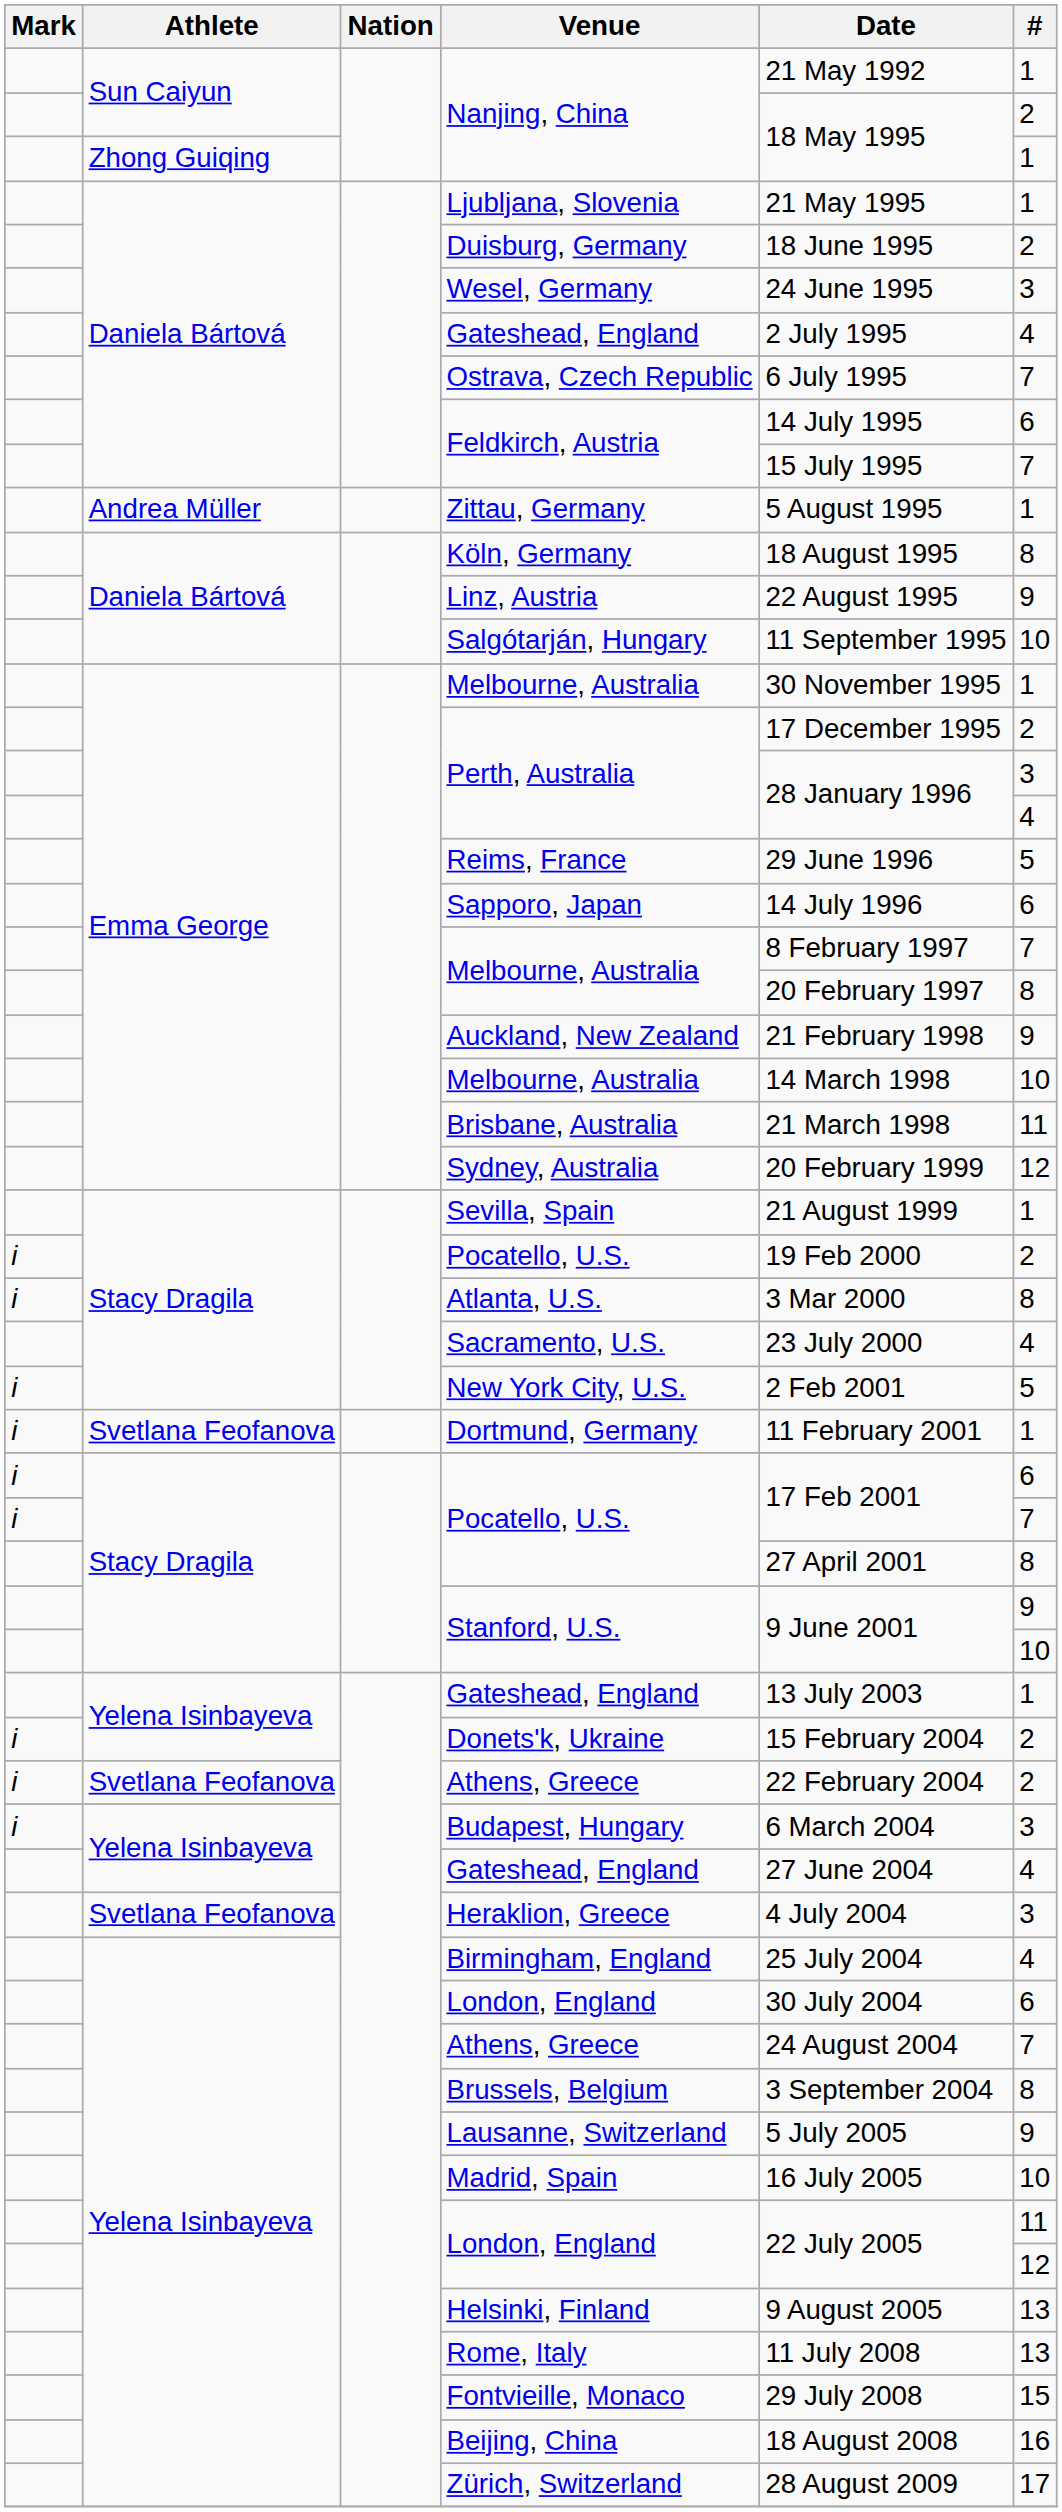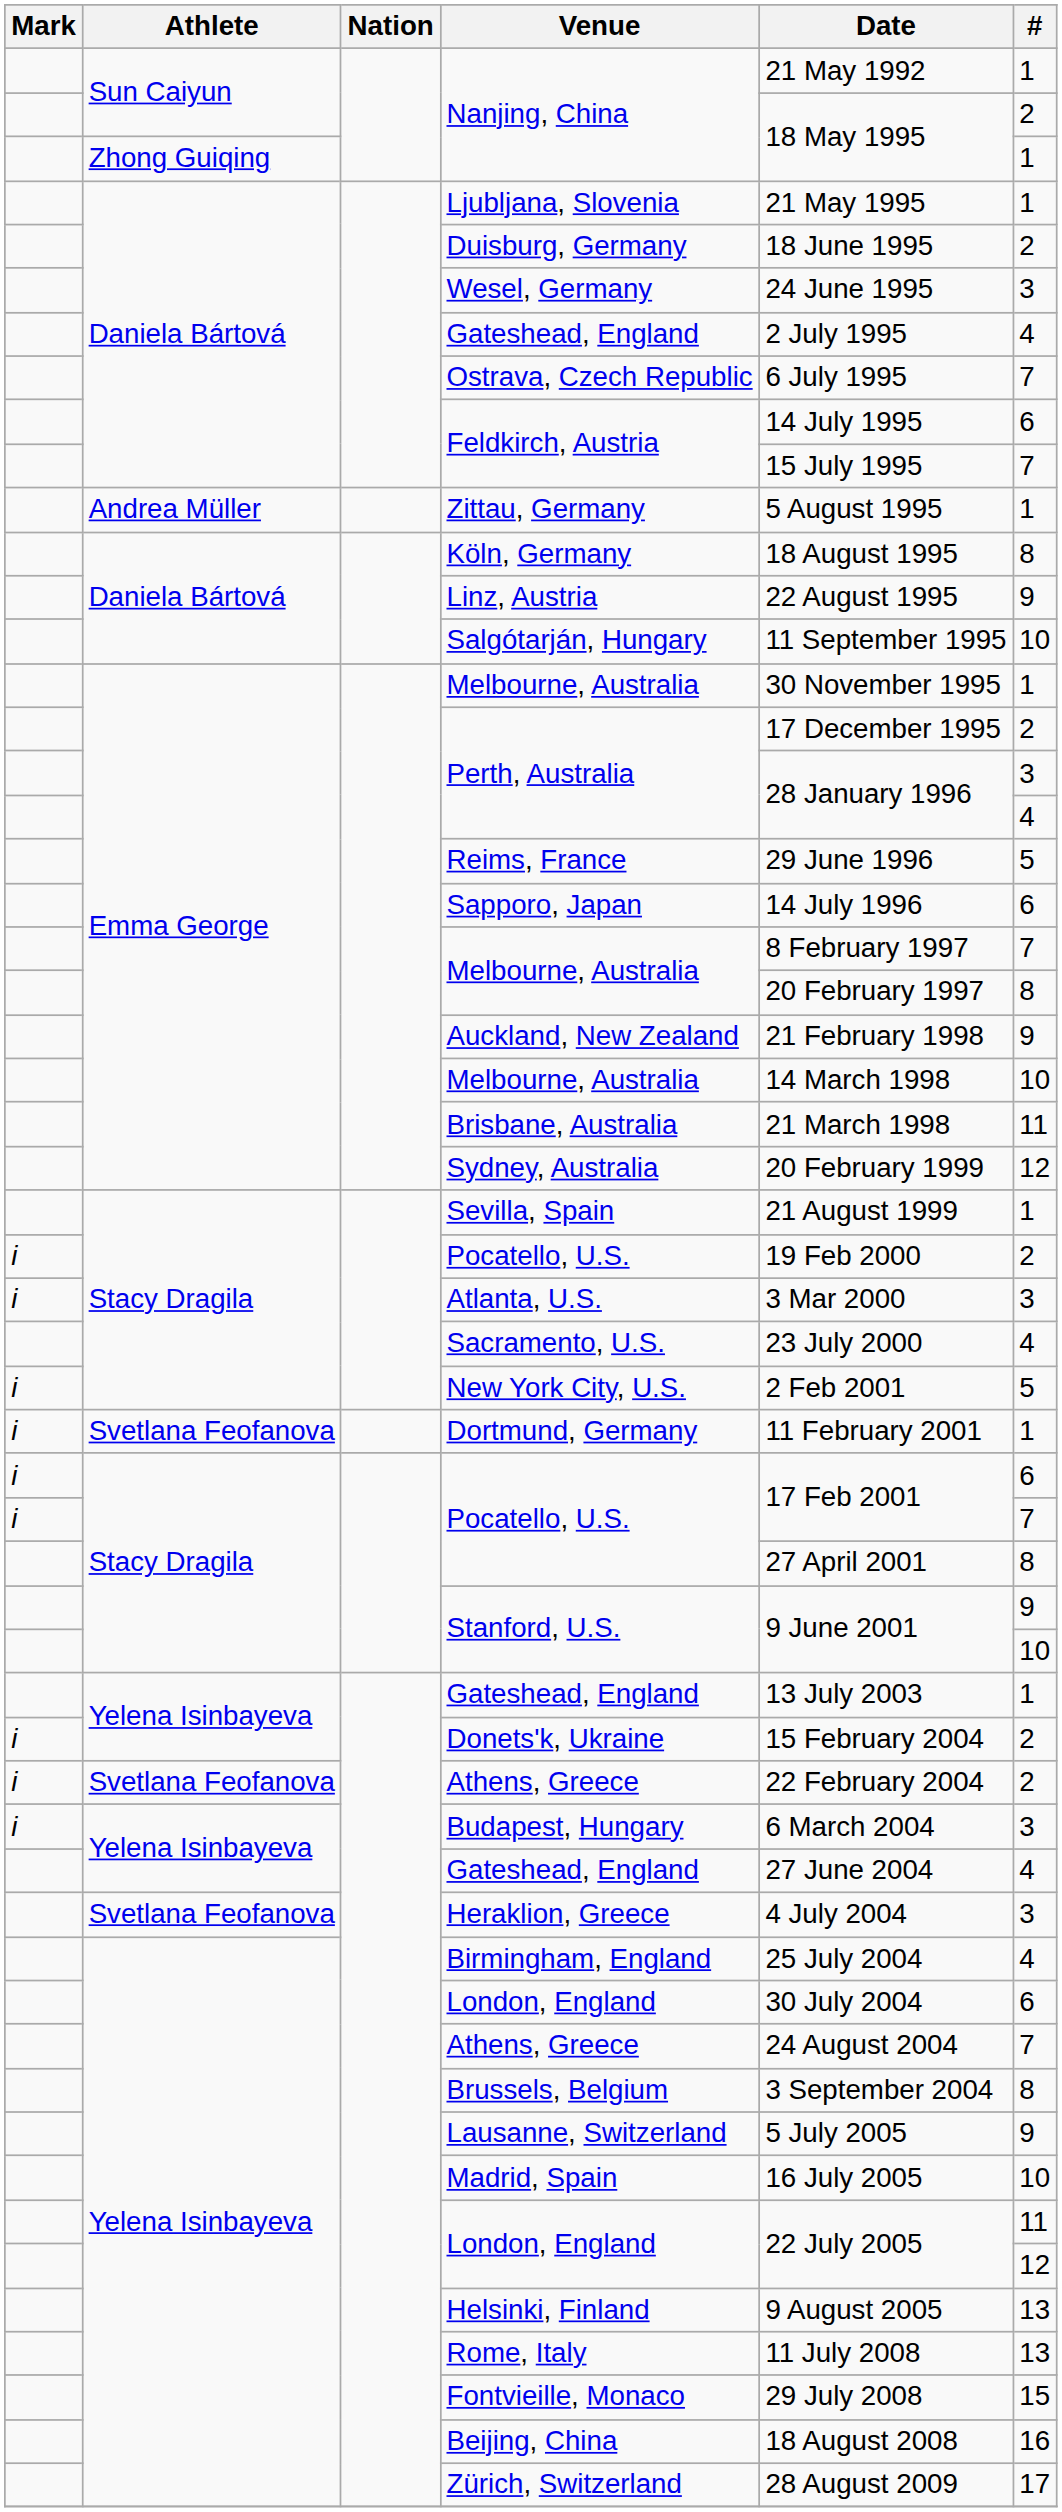(1027, 1299) 8 -> (1027, 1299) 3
